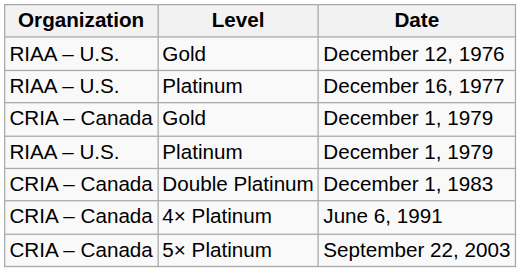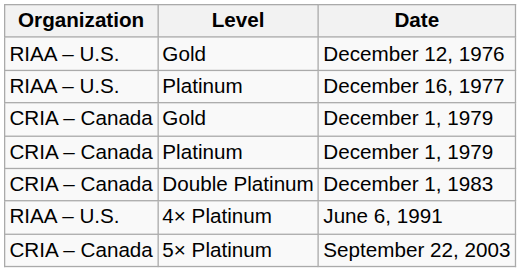(64, 151) RIAA – U.S. -> (81, 151) CRIA – Canada
(81, 217) CRIA – Canada -> (64, 217) RIAA – U.S.
